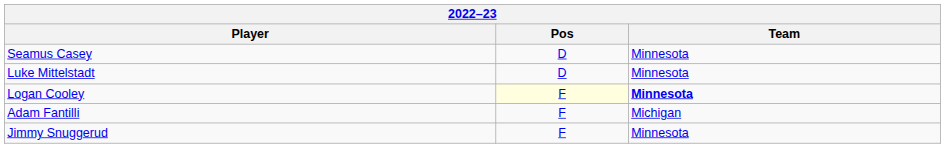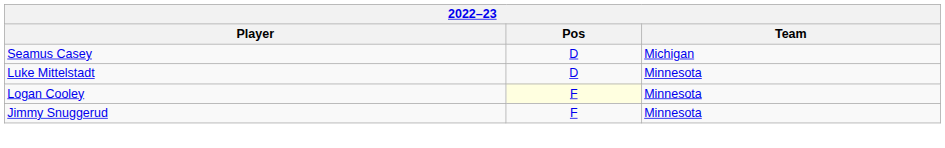(660, 53) Minnesota -> (669, 53) Michigan
(662, 93) bold -> (673, 93) normal
- row: (43, 113)
